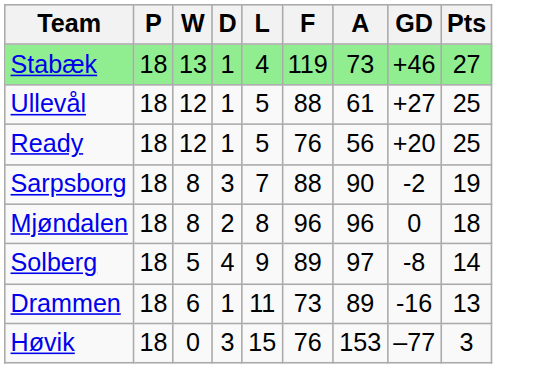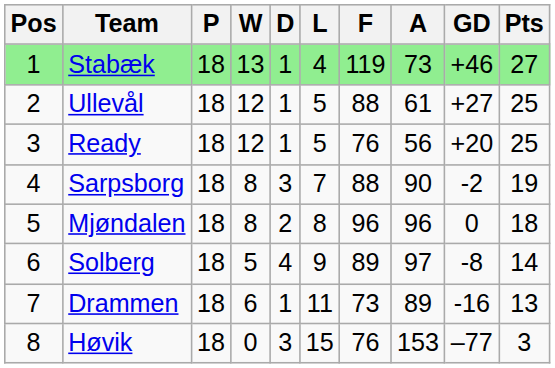+ column: (34, 24)
